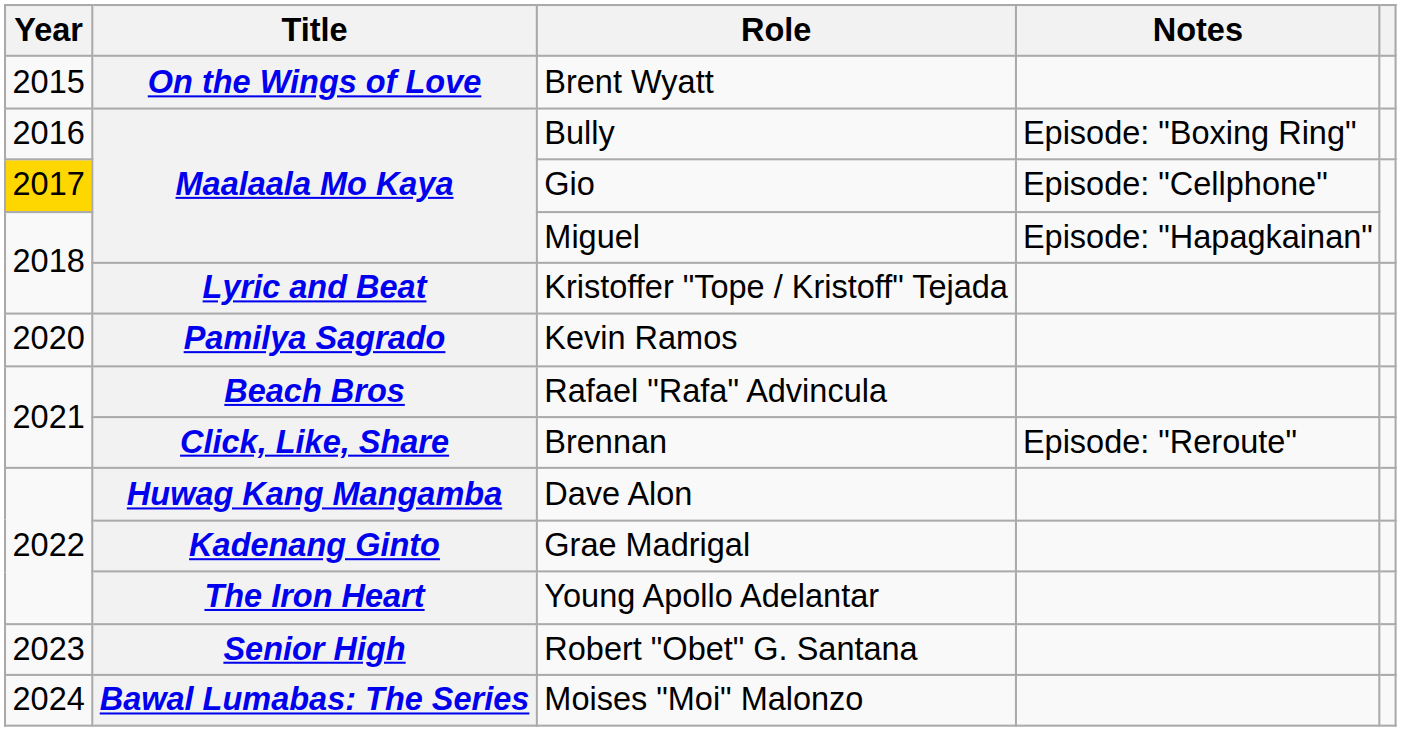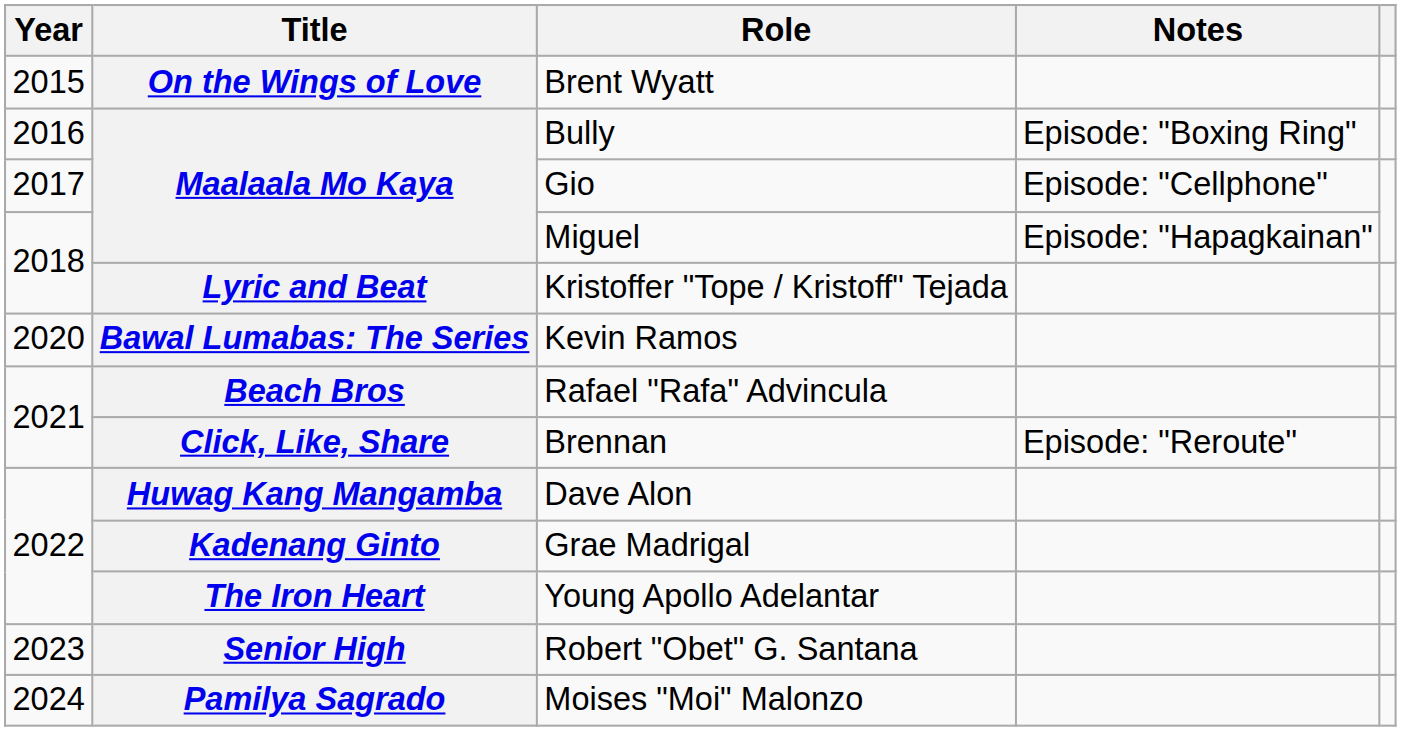(49, 184) gold background -> (49, 184) no background
(315, 339) Pamilya Sagrado -> (315, 339) Bawal Lumabas: The Series
(315, 699) Bawal Lumabas: The Series -> (315, 699) Pamilya Sagrado
